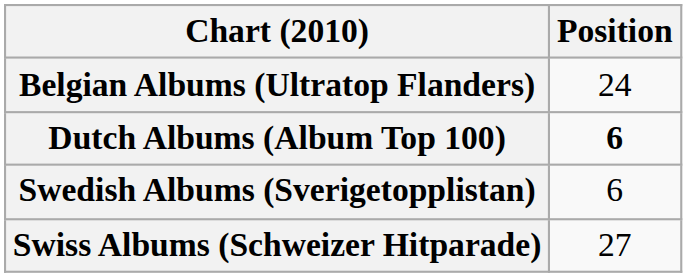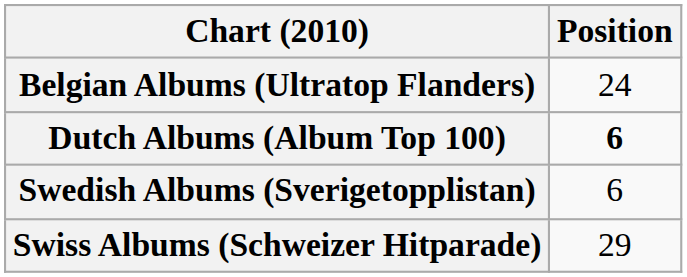(615, 244) 27 -> (615, 244) 29
